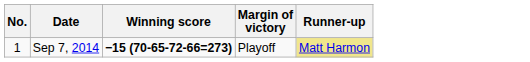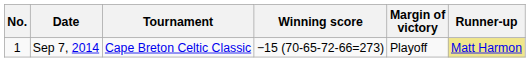+ column: (178, 21)
(169, 48) bold -> (321, 48) normal
